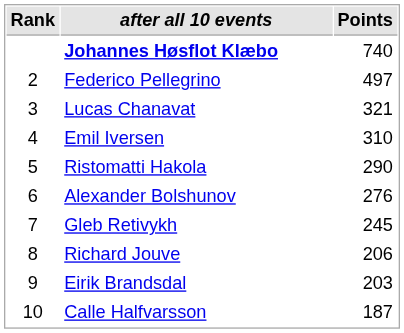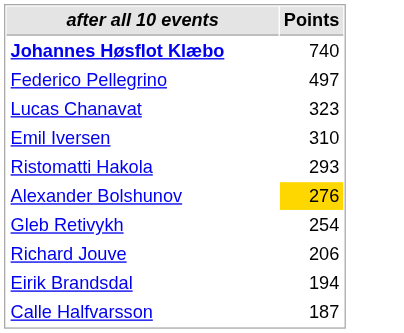- column: (33, 21)
(378, 109) 321 -> (324, 109) 323
(378, 167) 290 -> (324, 167) 293
(378, 196) no background -> (324, 196) gold background
(378, 225) 245 -> (324, 225) 254
(378, 283) 203 -> (324, 283) 194
